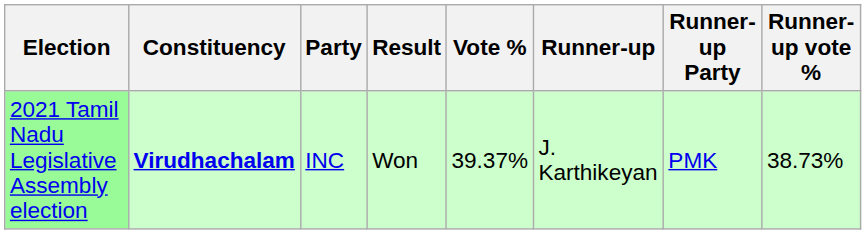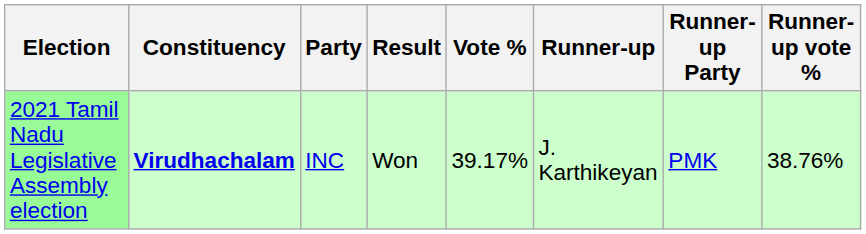(490, 159) 39.37% -> (490, 159) 39.17%
(805, 159) 38.73% -> (805, 159) 38.76%
